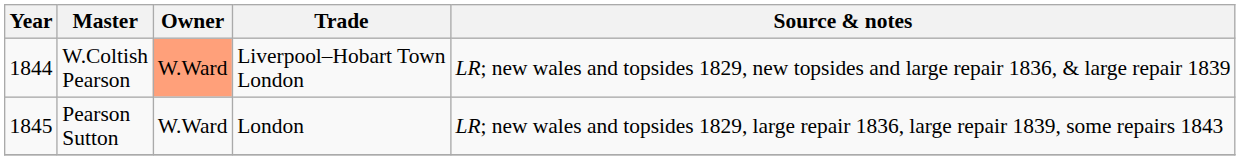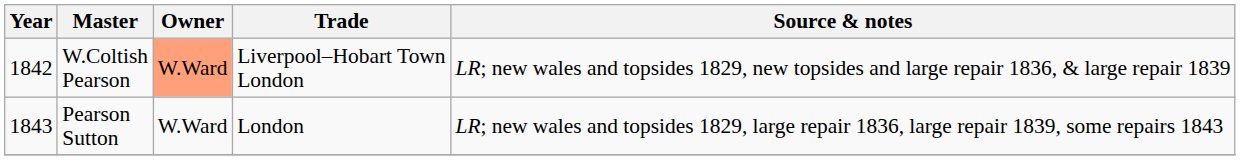(31, 67) 1844 -> (31, 67) 1842
(31, 125) 1845 -> (31, 125) 1843
